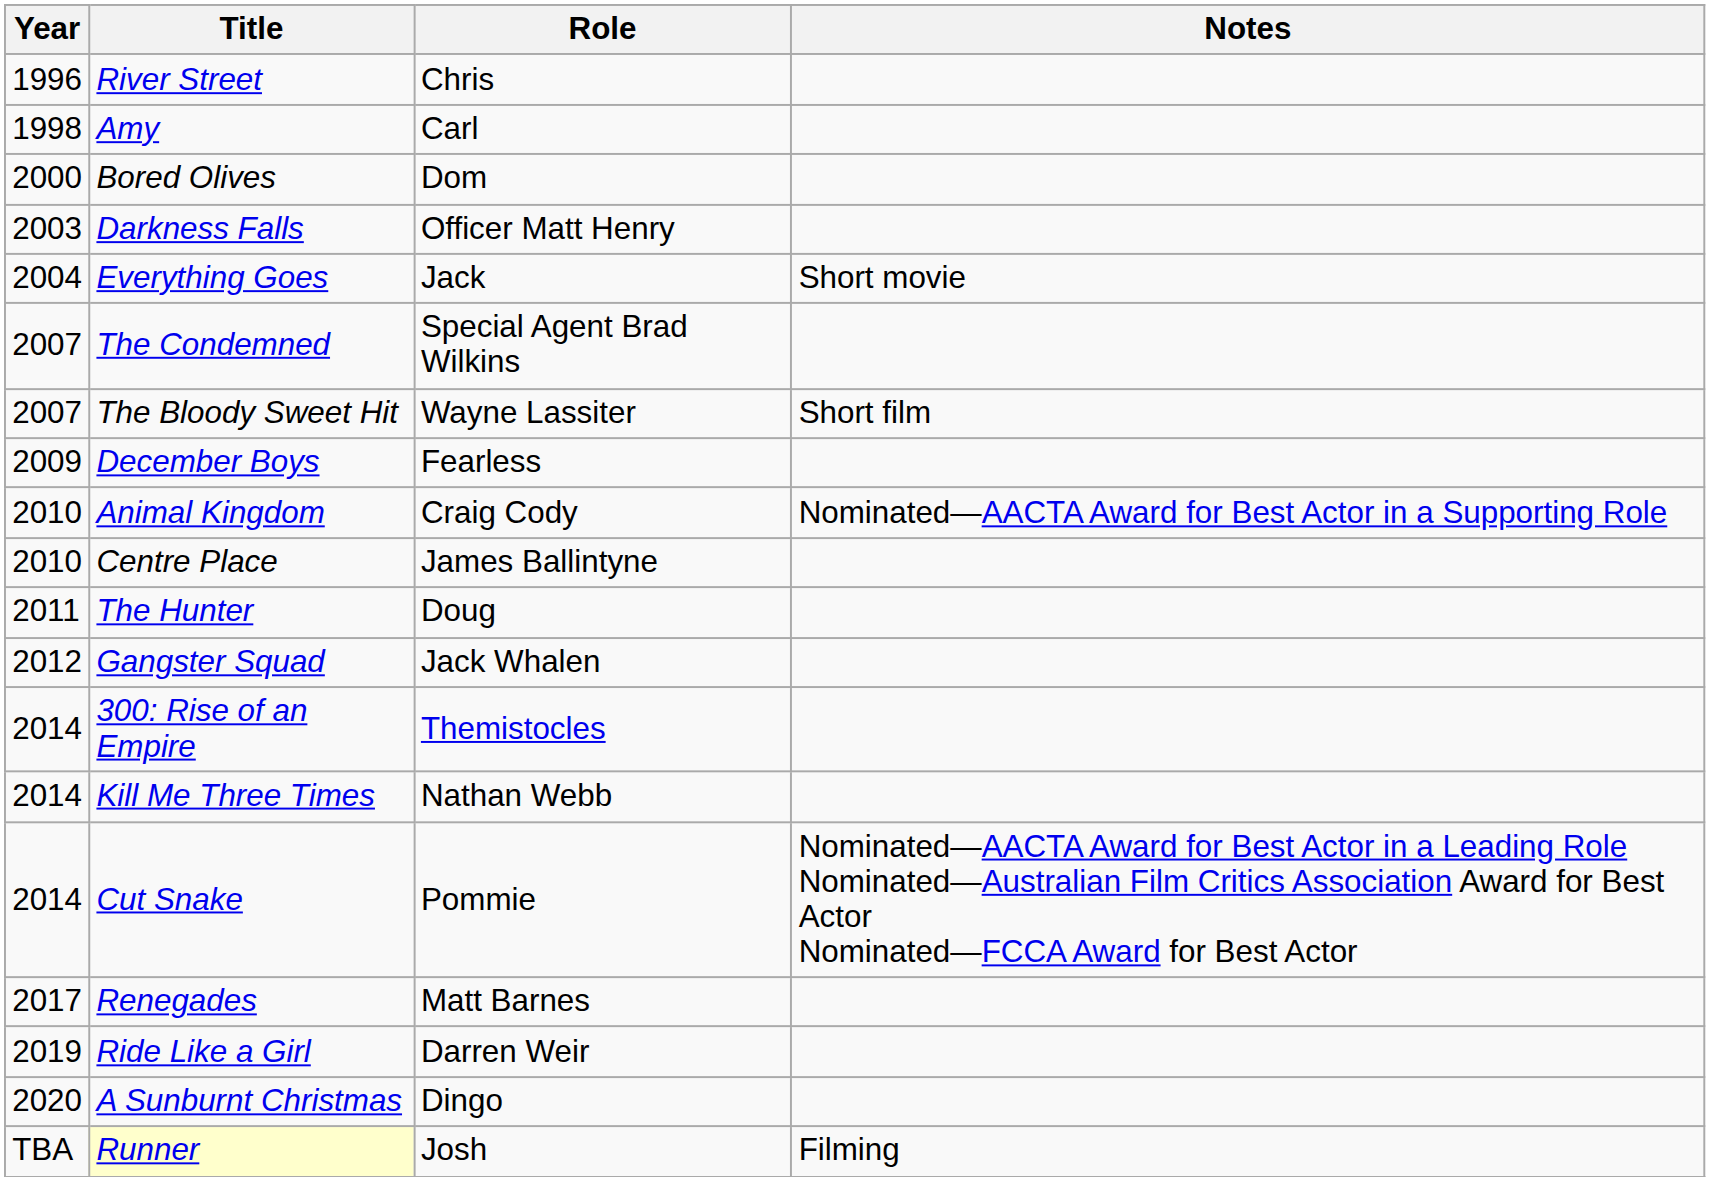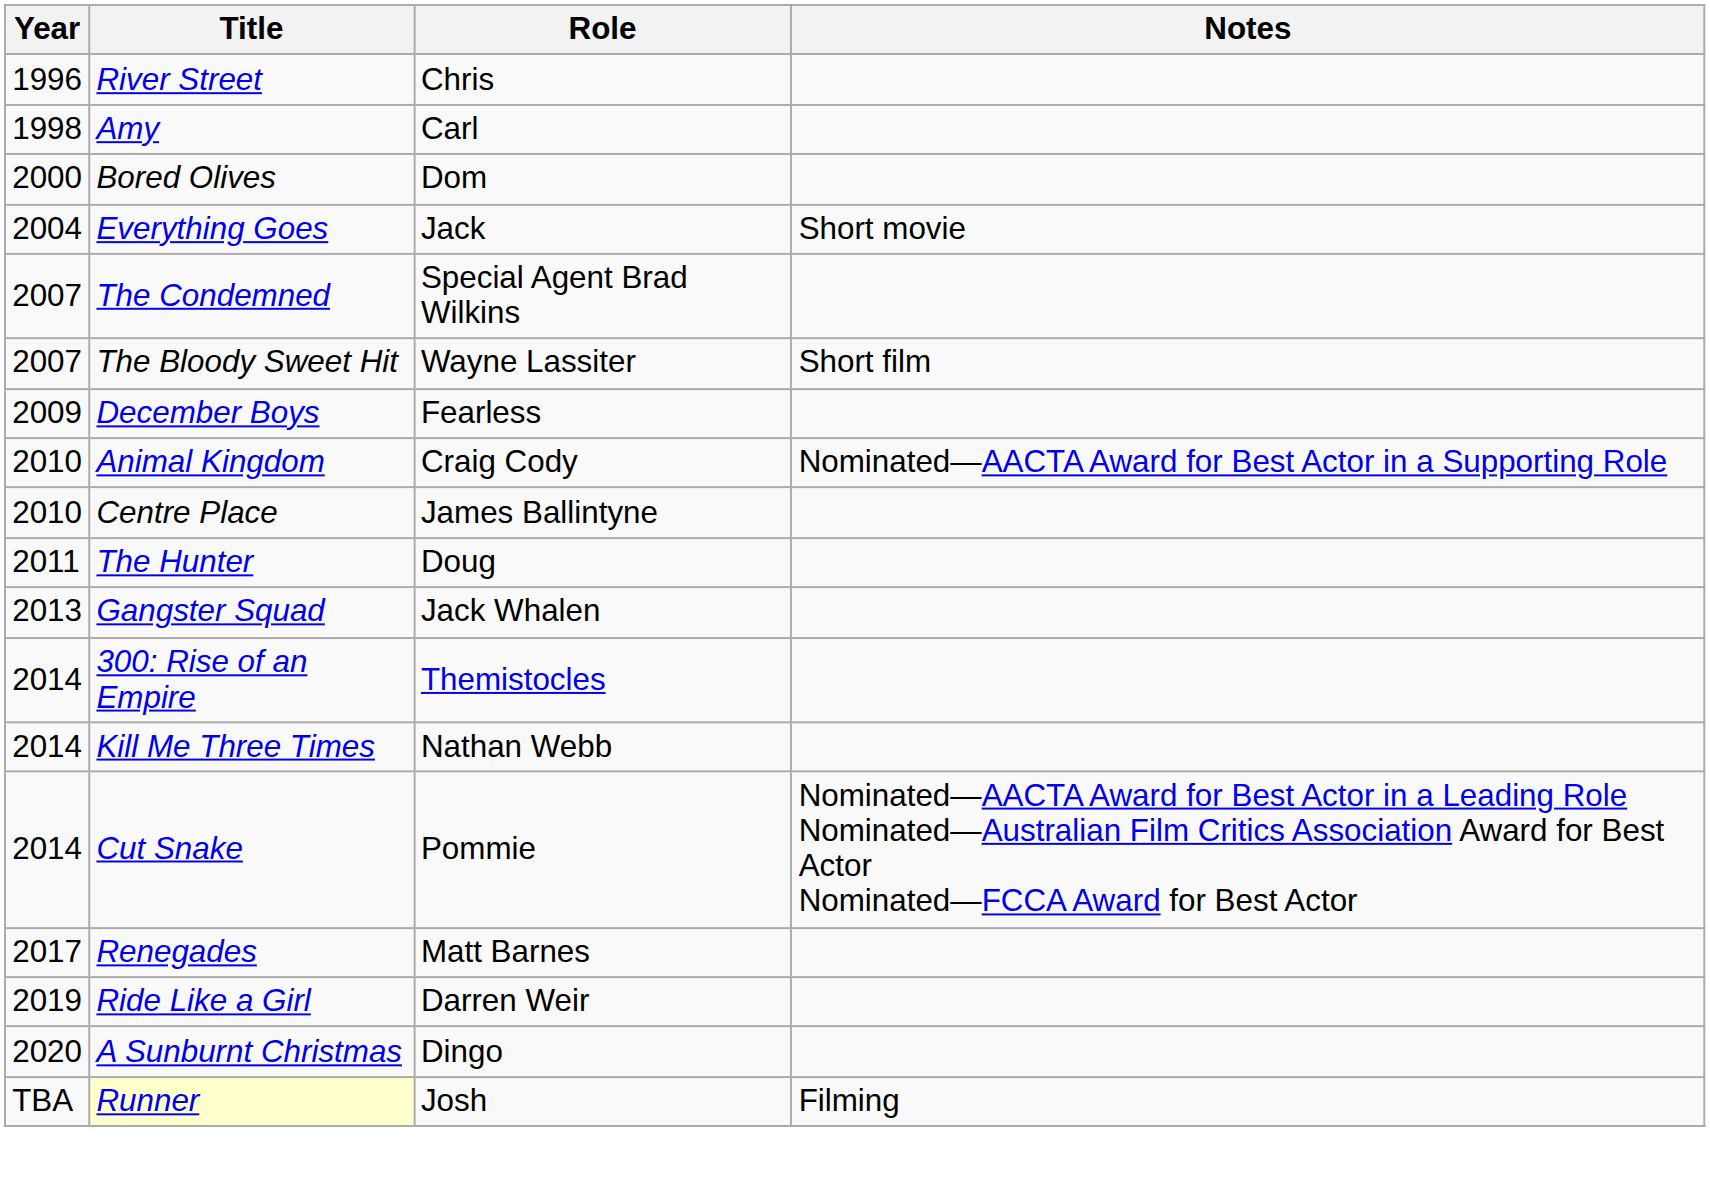- row: (200, 228)
(47, 661) 2012 -> (47, 611) 2013
